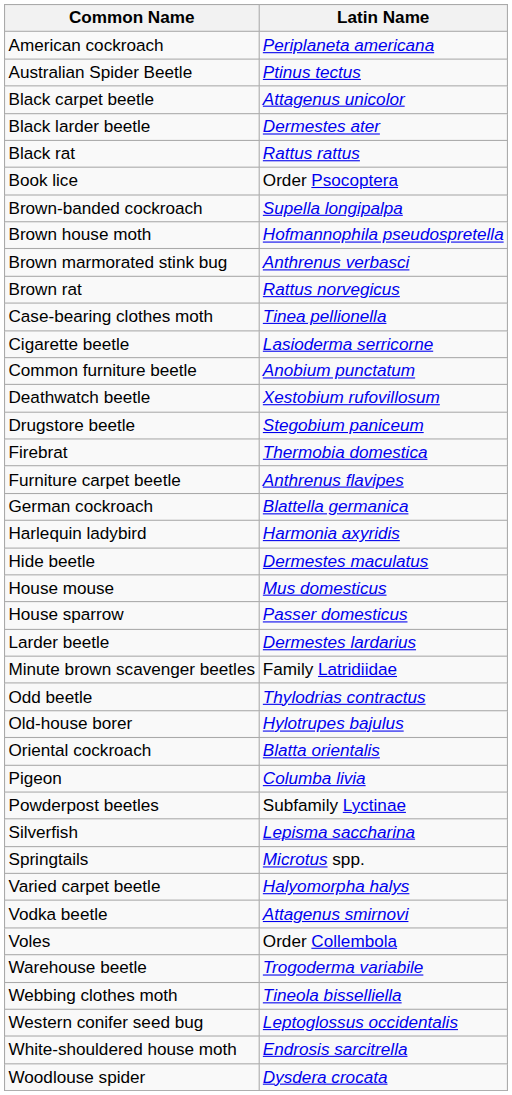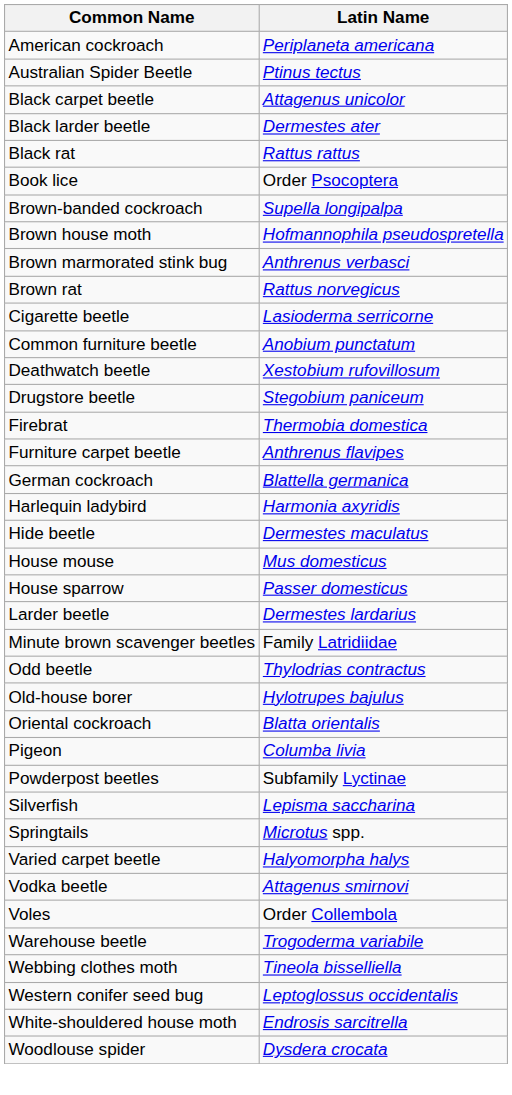- row: (111, 316)
